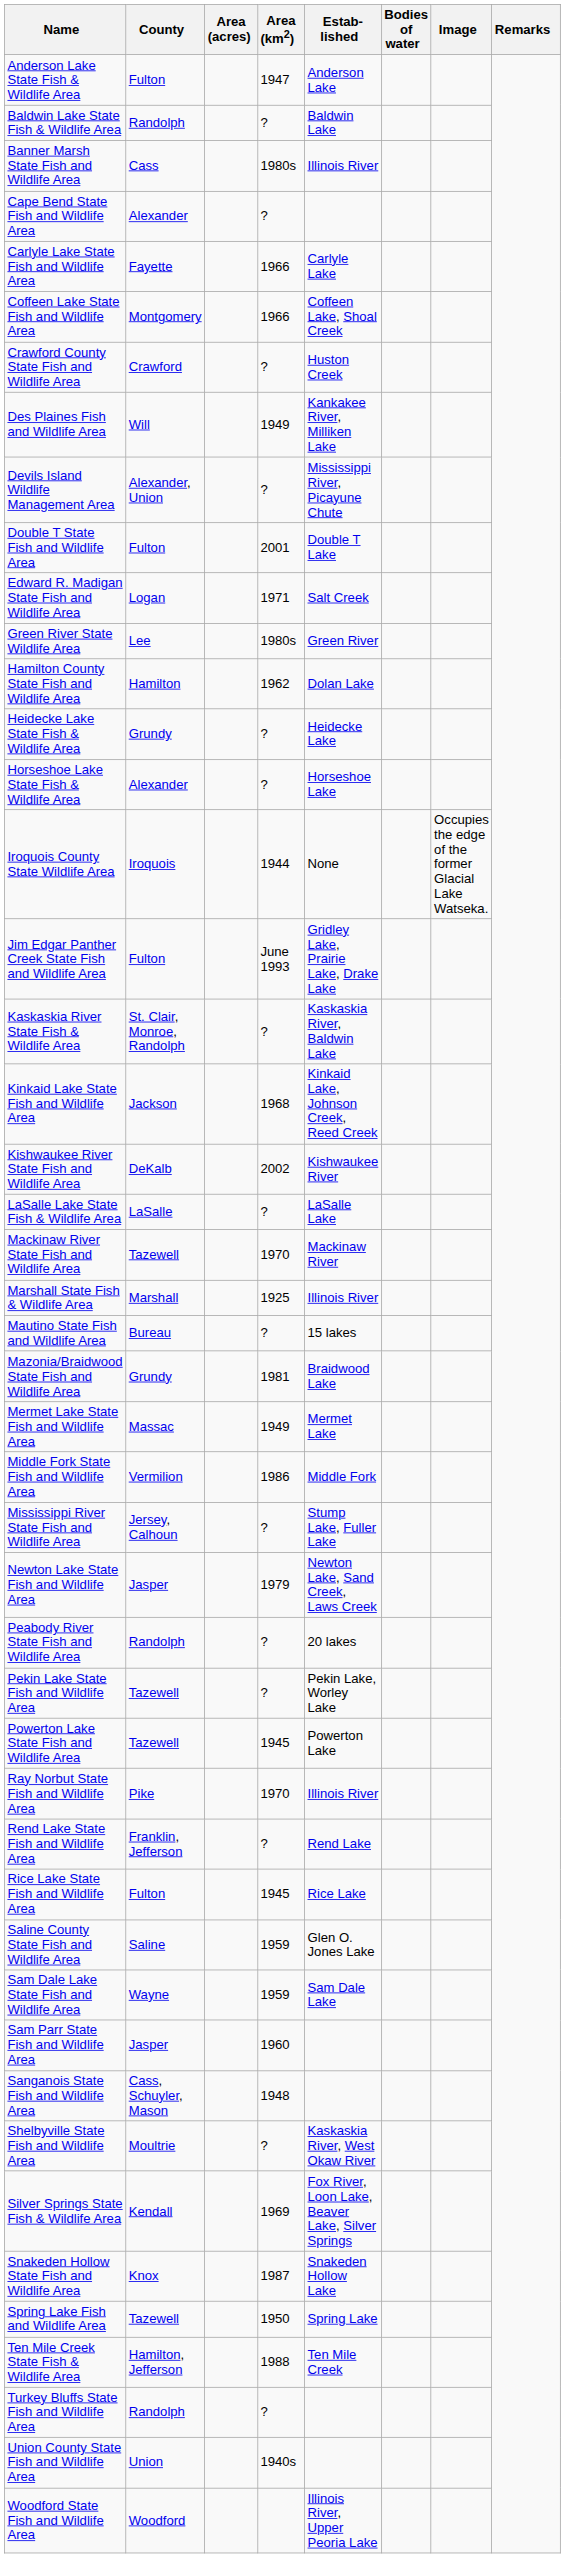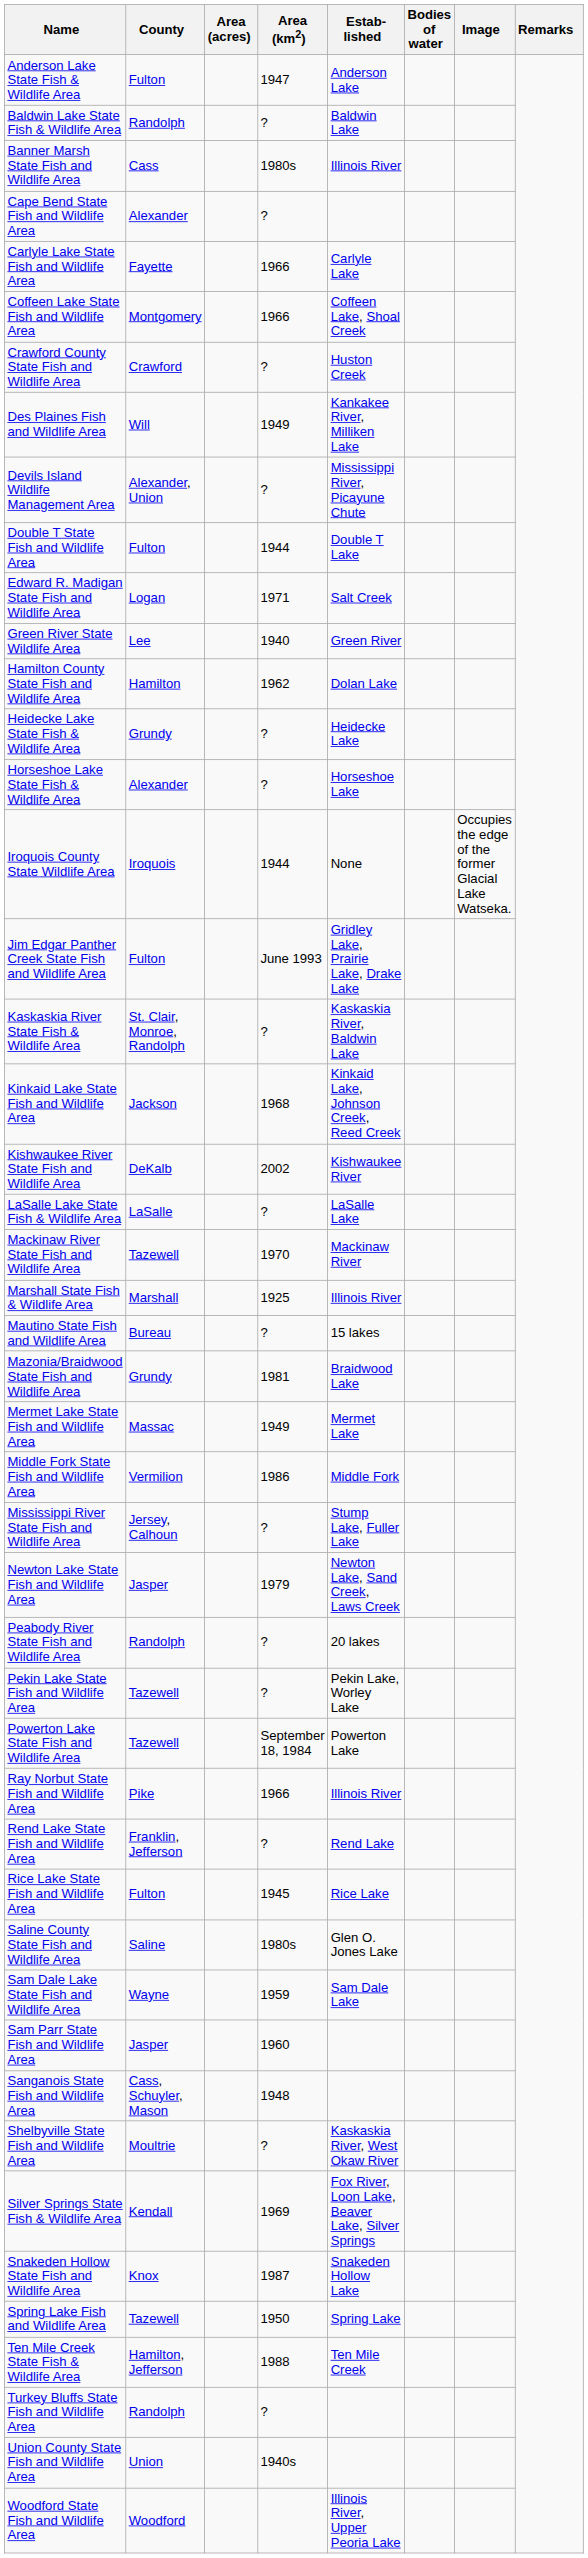(275, 547) 2001 -> (275, 547) 1944
(278, 640) 1980s -> (275, 640) 1940
(275, 1743) 1945 -> (292, 1743) September 18, 1984
(275, 1793) 1970 -> (275, 1793) 1966
(275, 1944) 1959 -> (278, 1944) 1980s
